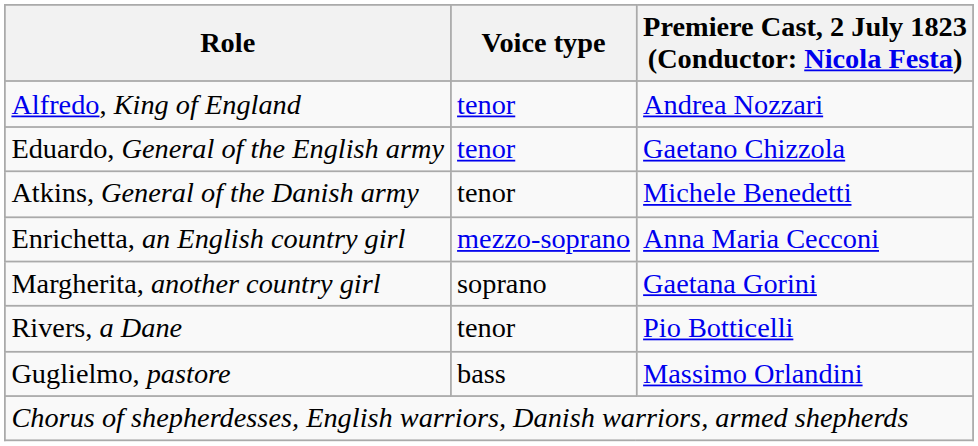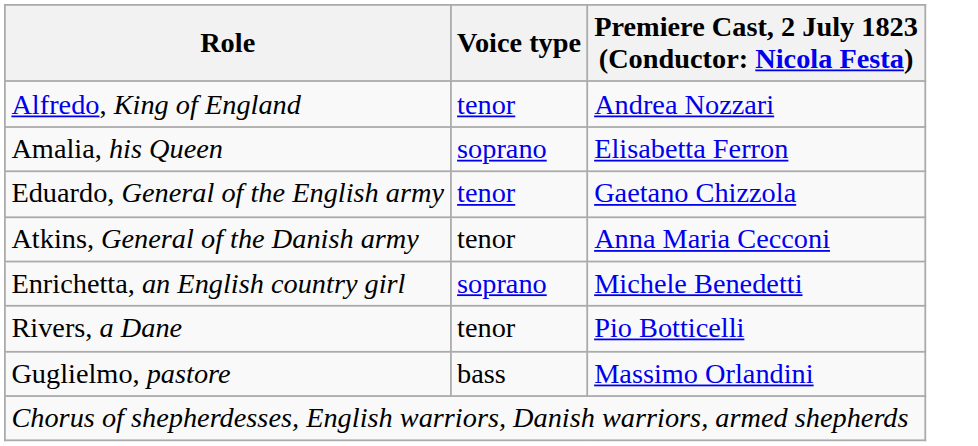+ row: (117, 148)
(747, 193) Michele Benedetti -> (712, 238) Anna Maria Cecconi
(544, 238) mezzo-soprano -> (502, 283) soprano
(761, 238) Anna Maria Cecconi -> (698, 283) Michele Benedetti
- row: (196, 283)
